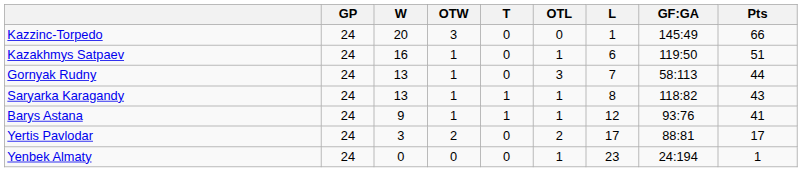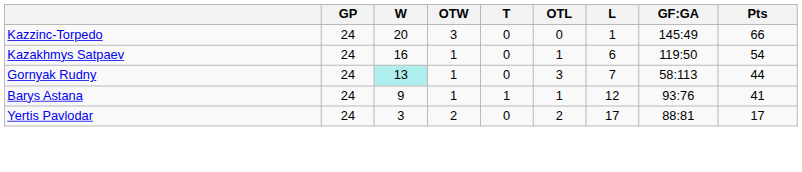(758, 55) 51 -> (758, 55) 54
(401, 75) no background -> (401, 75) paleturquoise background
- row: (66, 95)
- row: (49, 156)
